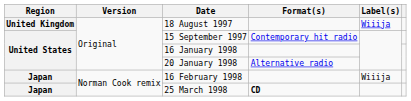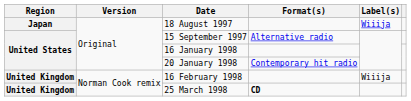(40, 24) United Kingdom -> (40, 24) Japan
(304, 37) Contemporary hit radio -> (292, 37) Alternative radio
(292, 63) Alternative radio -> (304, 63) Contemporary hit radio
(40, 77) Japan -> (40, 77) United Kingdom
(40, 90) Japan -> (40, 90) United Kingdom
